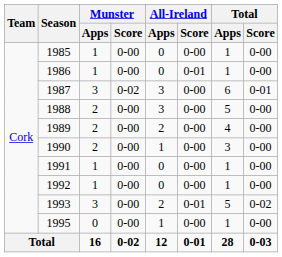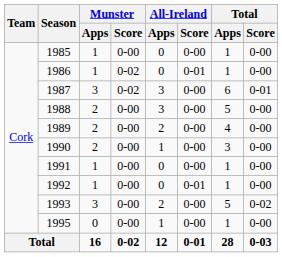(128, 71) 0-00 -> (128, 71) 0-02
(194, 185) 0-00 -> (194, 185) 0-01
(194, 204) 0-01 -> (194, 204) 0-00
